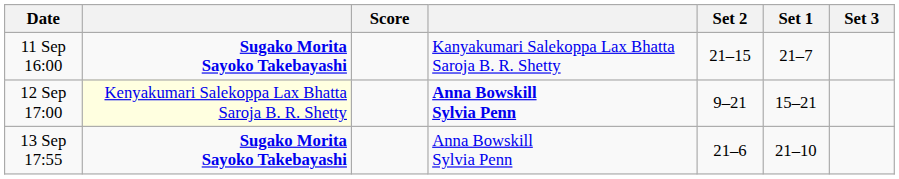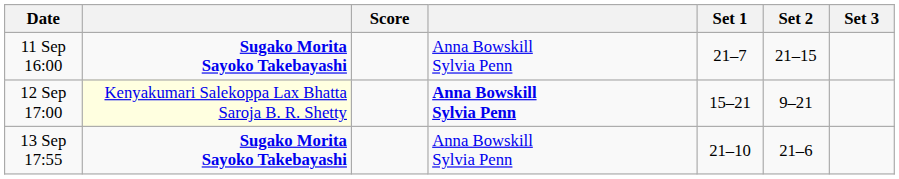columns swapped: (796, 18) <-> (730, 18)
(553, 56) Kanyakumari Salekoppa Lax Bhatta Saroja B. R. Shetty -> (482, 56) Anna Bowskill Sylvia Penn
